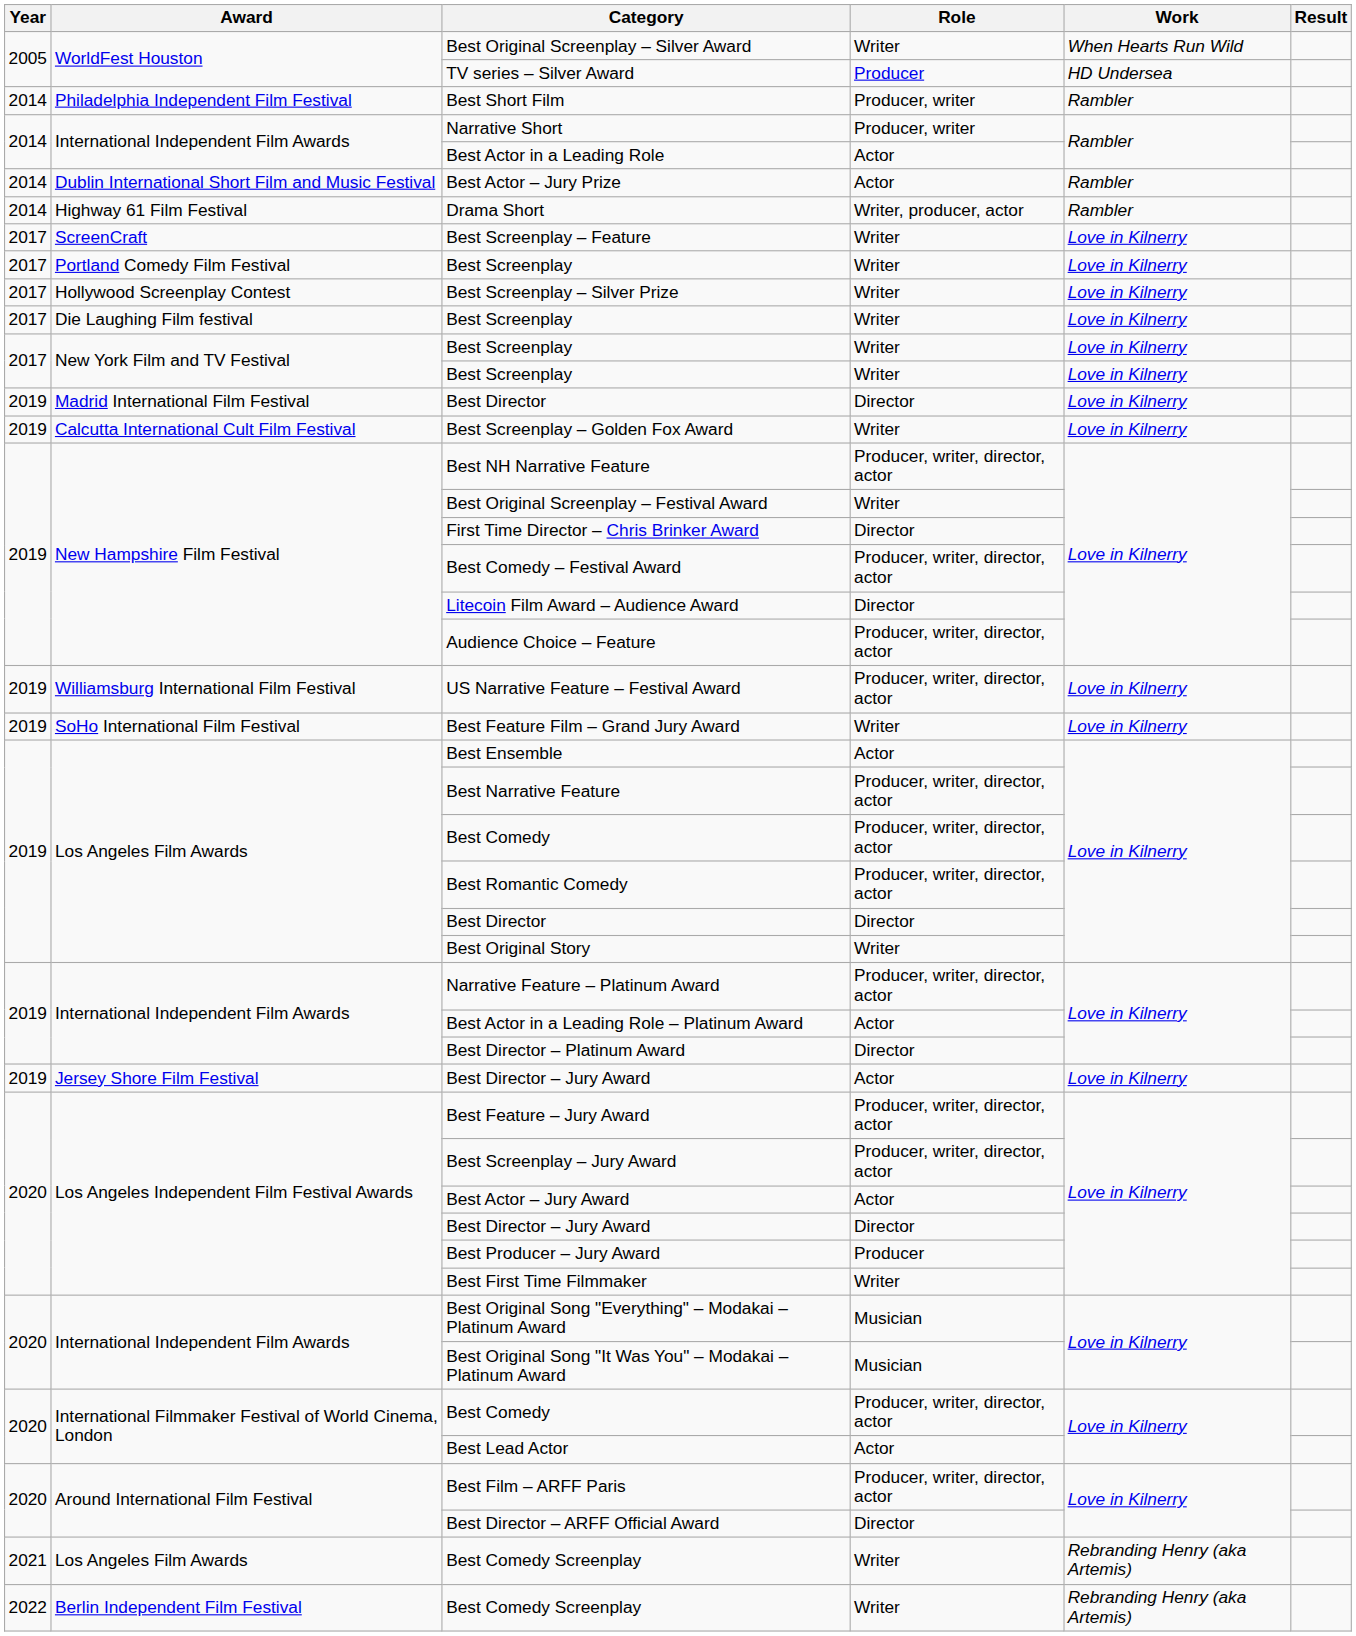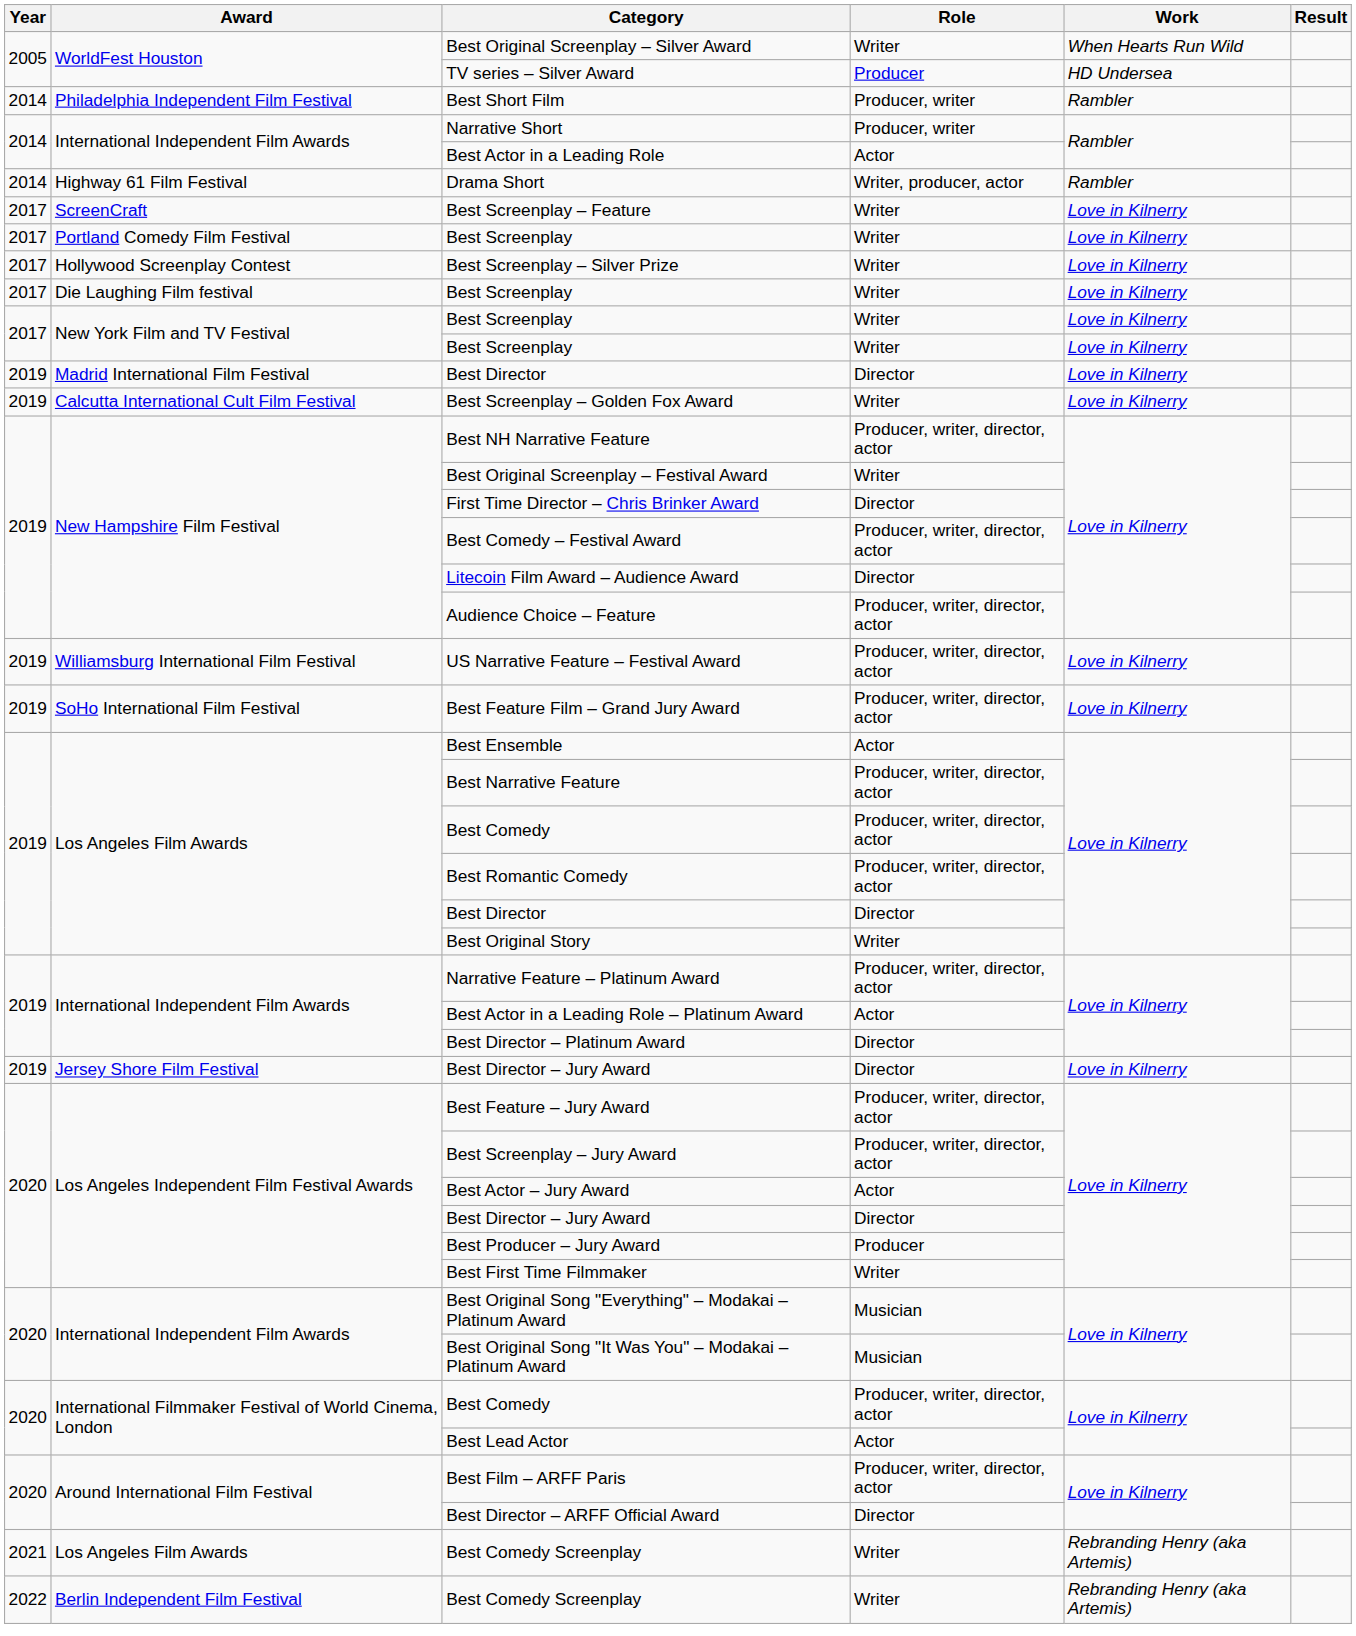- row: (245, 182)
(877, 726) Writer -> (950, 708) Producer, writer, director, actor
(874, 1078) Actor -> (884, 1070) Director
